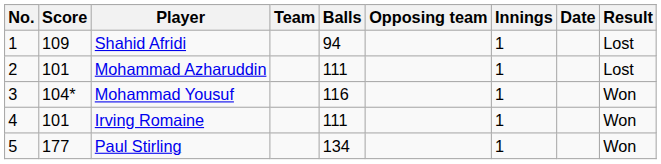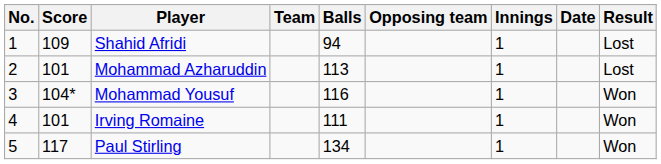(335, 69) 111 -> (336, 69) 113
(56, 146) 177 -> (55, 146) 117
